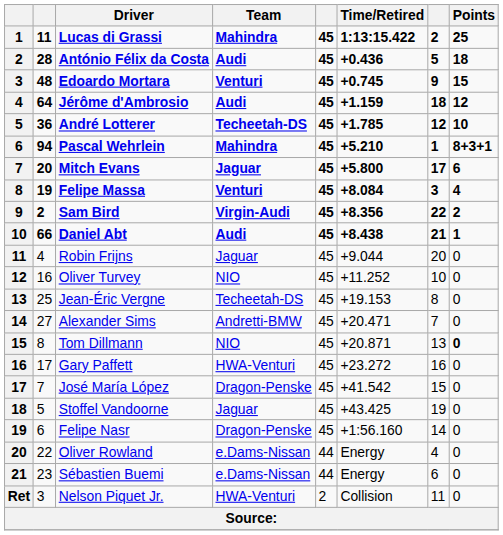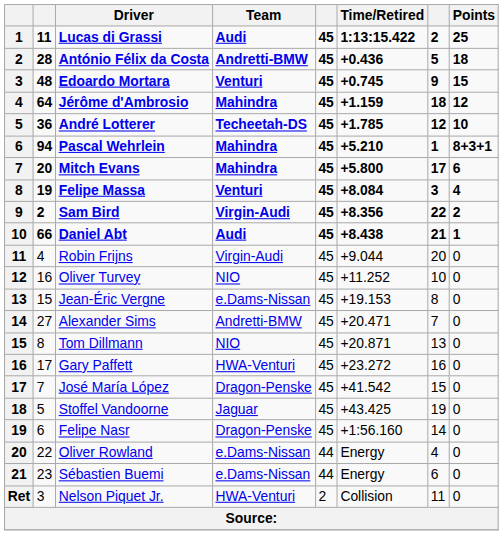(246, 37) Mahindra -> (231, 37) Audi
(231, 59) Audi -> (262, 59) Andretti-BMW
(231, 103) Audi -> (246, 103) Mahindra
(238, 168) Jaguar -> (246, 168) Mahindra
(237, 256) Jaguar -> (249, 256) Virgin-Audi
(44, 299) 25 -> (44, 299) 15
(259, 299) Techeetah-DS -> (263, 299) e.Dams-Nissan
(457, 343) bold -> (457, 343) normal
